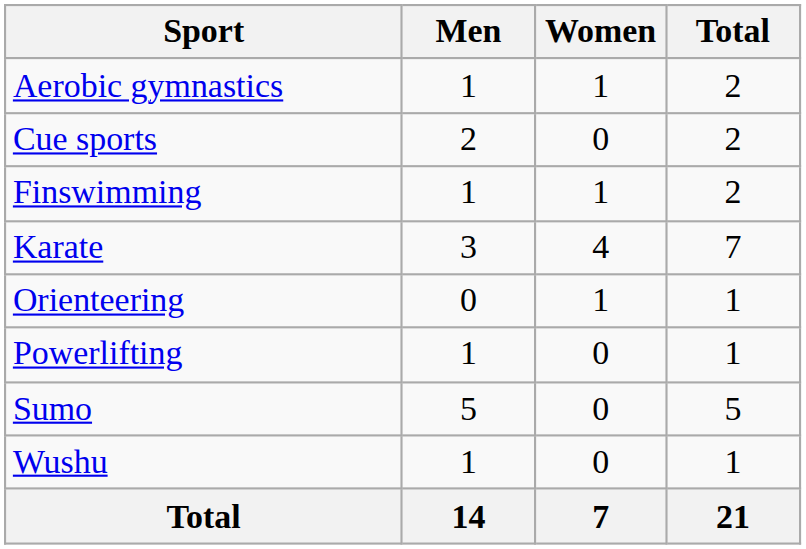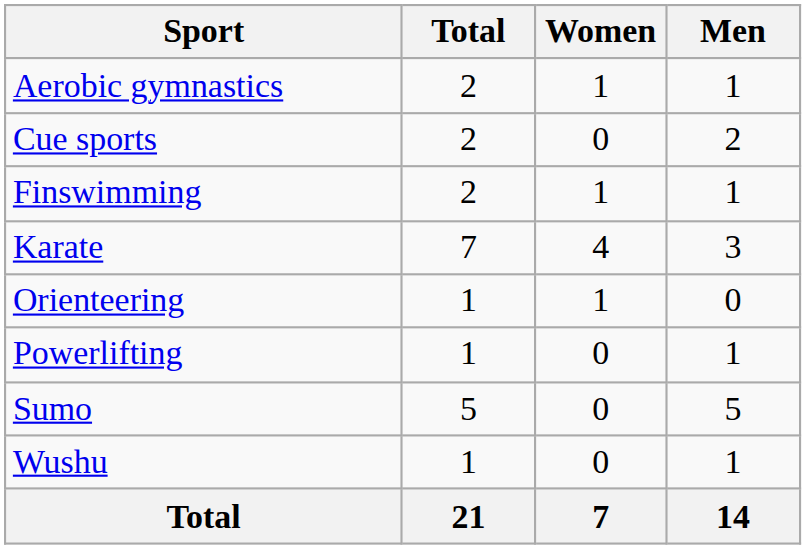columns swapped: (468, 31) <-> (733, 31)
